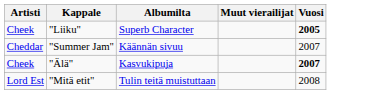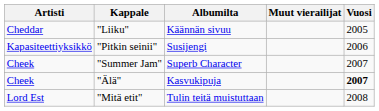(20, 30) Cheek -> (25, 30) Cheddar
(156, 30) Superb Character -> (199, 30) Käännän sivuu
(309, 30) bold -> (357, 30) normal
+ row: (127, 47)
(25, 47) Cheddar -> (20, 64) Cheek
(151, 47) Käännän sivuu -> (204, 64) Superb Character
